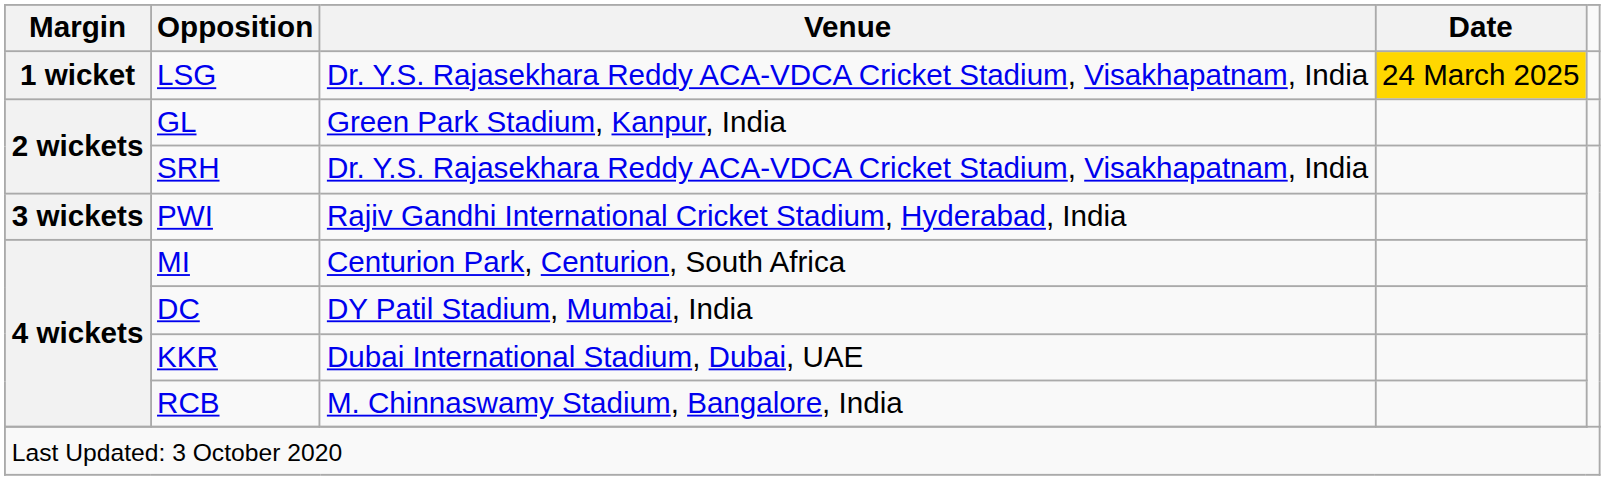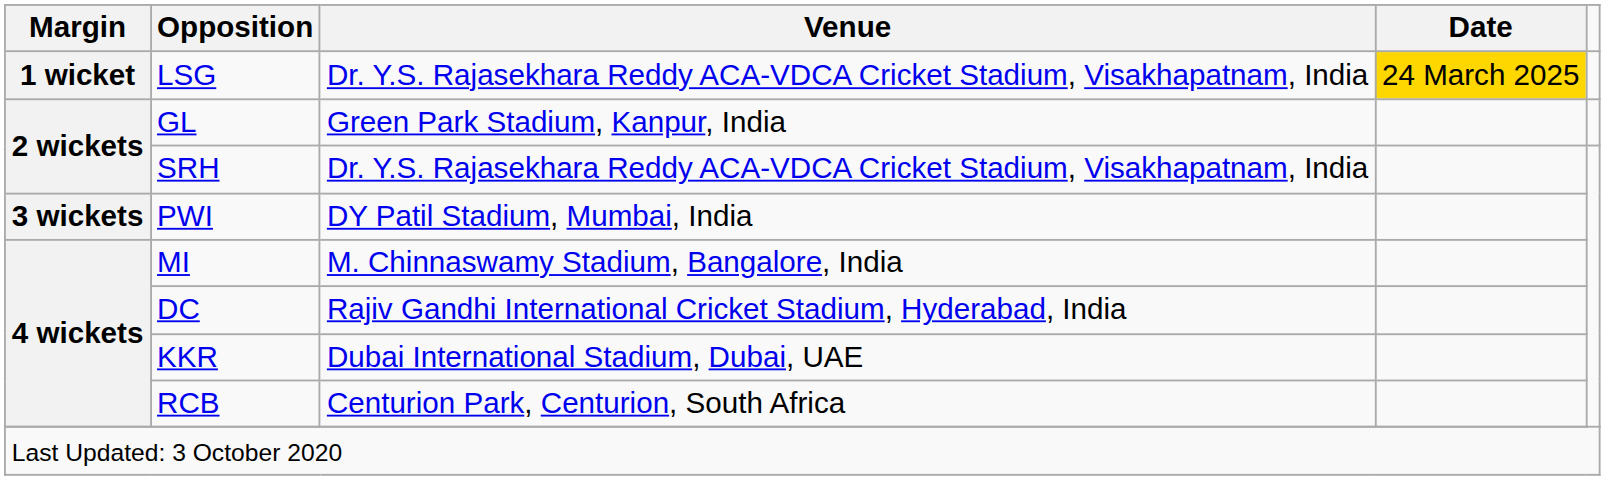(727, 215) Rajiv Gandhi International Cricket Stadium, Hyderabad, India -> (540, 215) DY Patil Stadium, Mumbai, India
(586, 262) Centurion Park, Centurion, South Africa -> (615, 262) M. Chinnaswamy Stadium, Bangalore, India
(540, 309) DY Patil Stadium, Mumbai, India -> (727, 309) Rajiv Gandhi International Cricket Stadium, Hyderabad, India
(615, 403) M. Chinnaswamy Stadium, Bangalore, India -> (586, 403) Centurion Park, Centurion, South Africa
